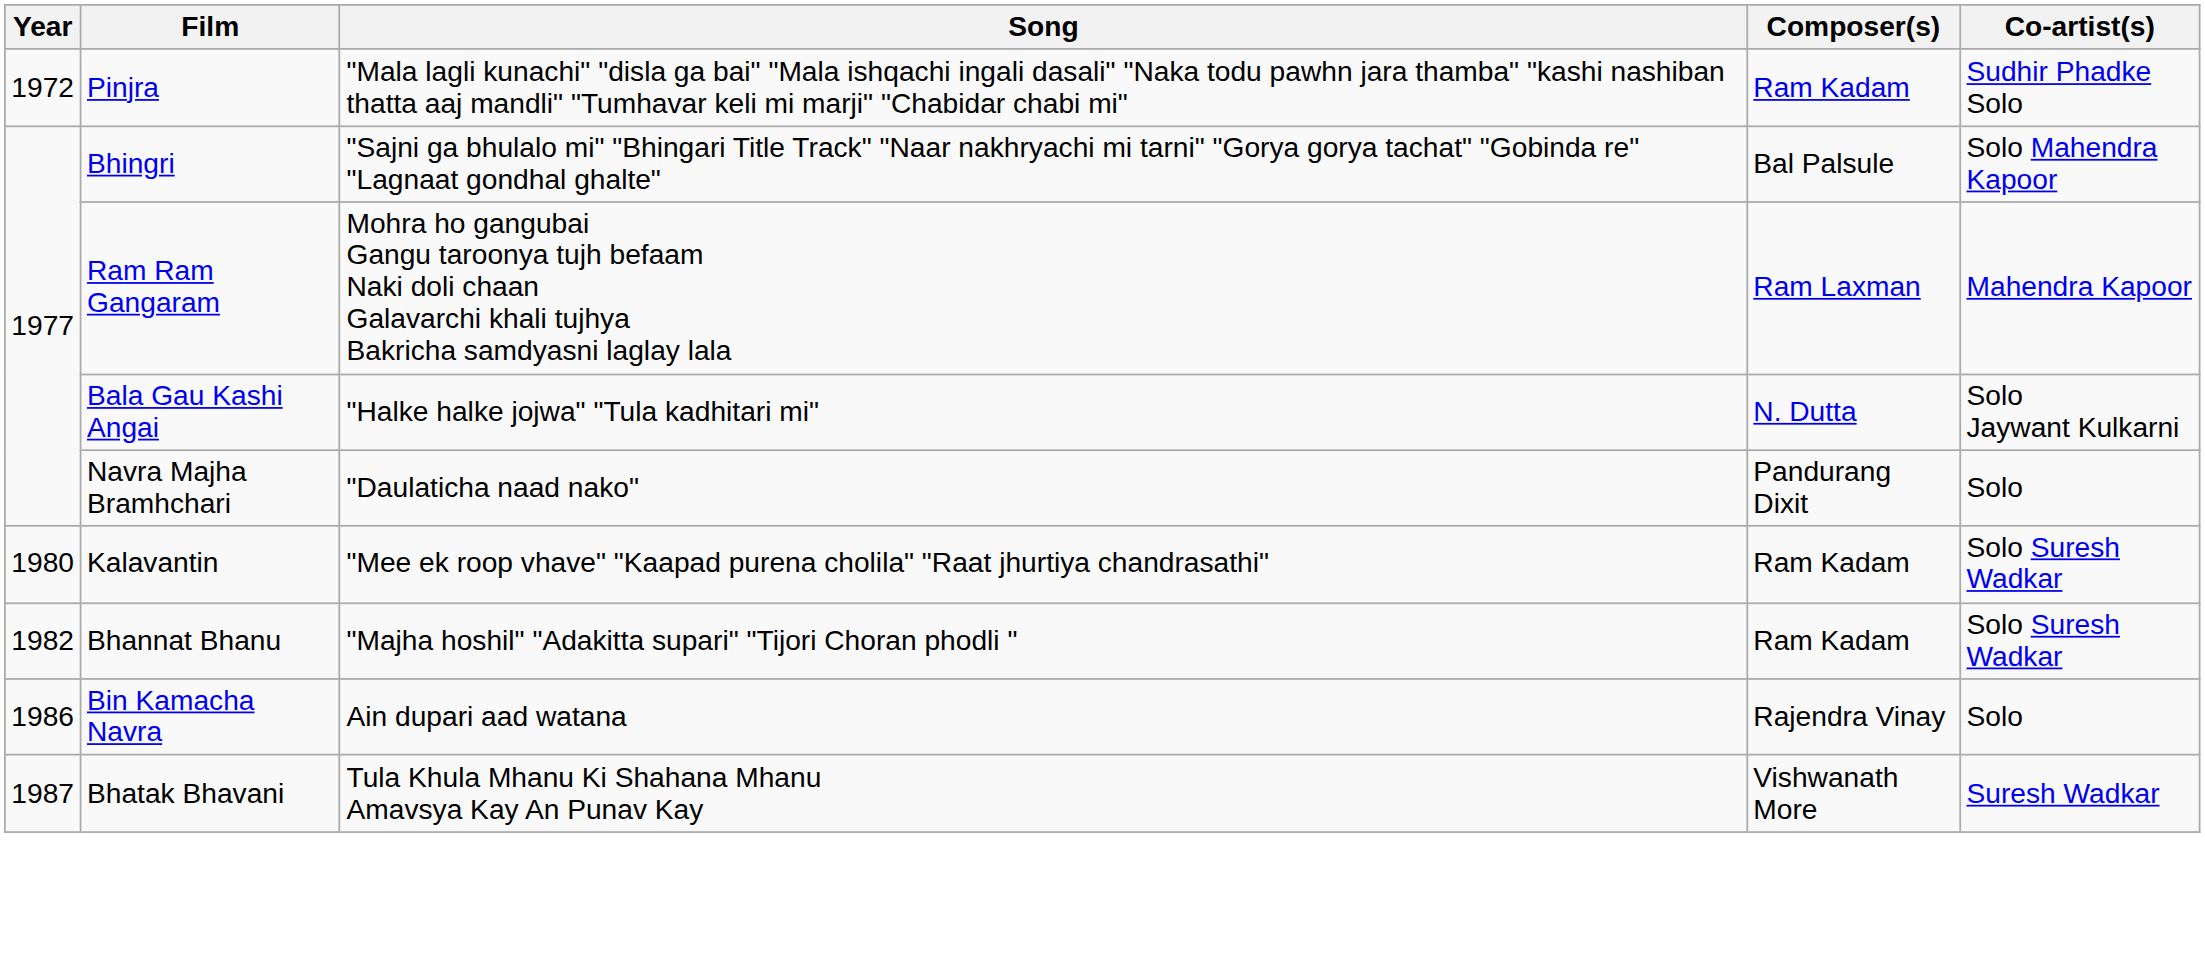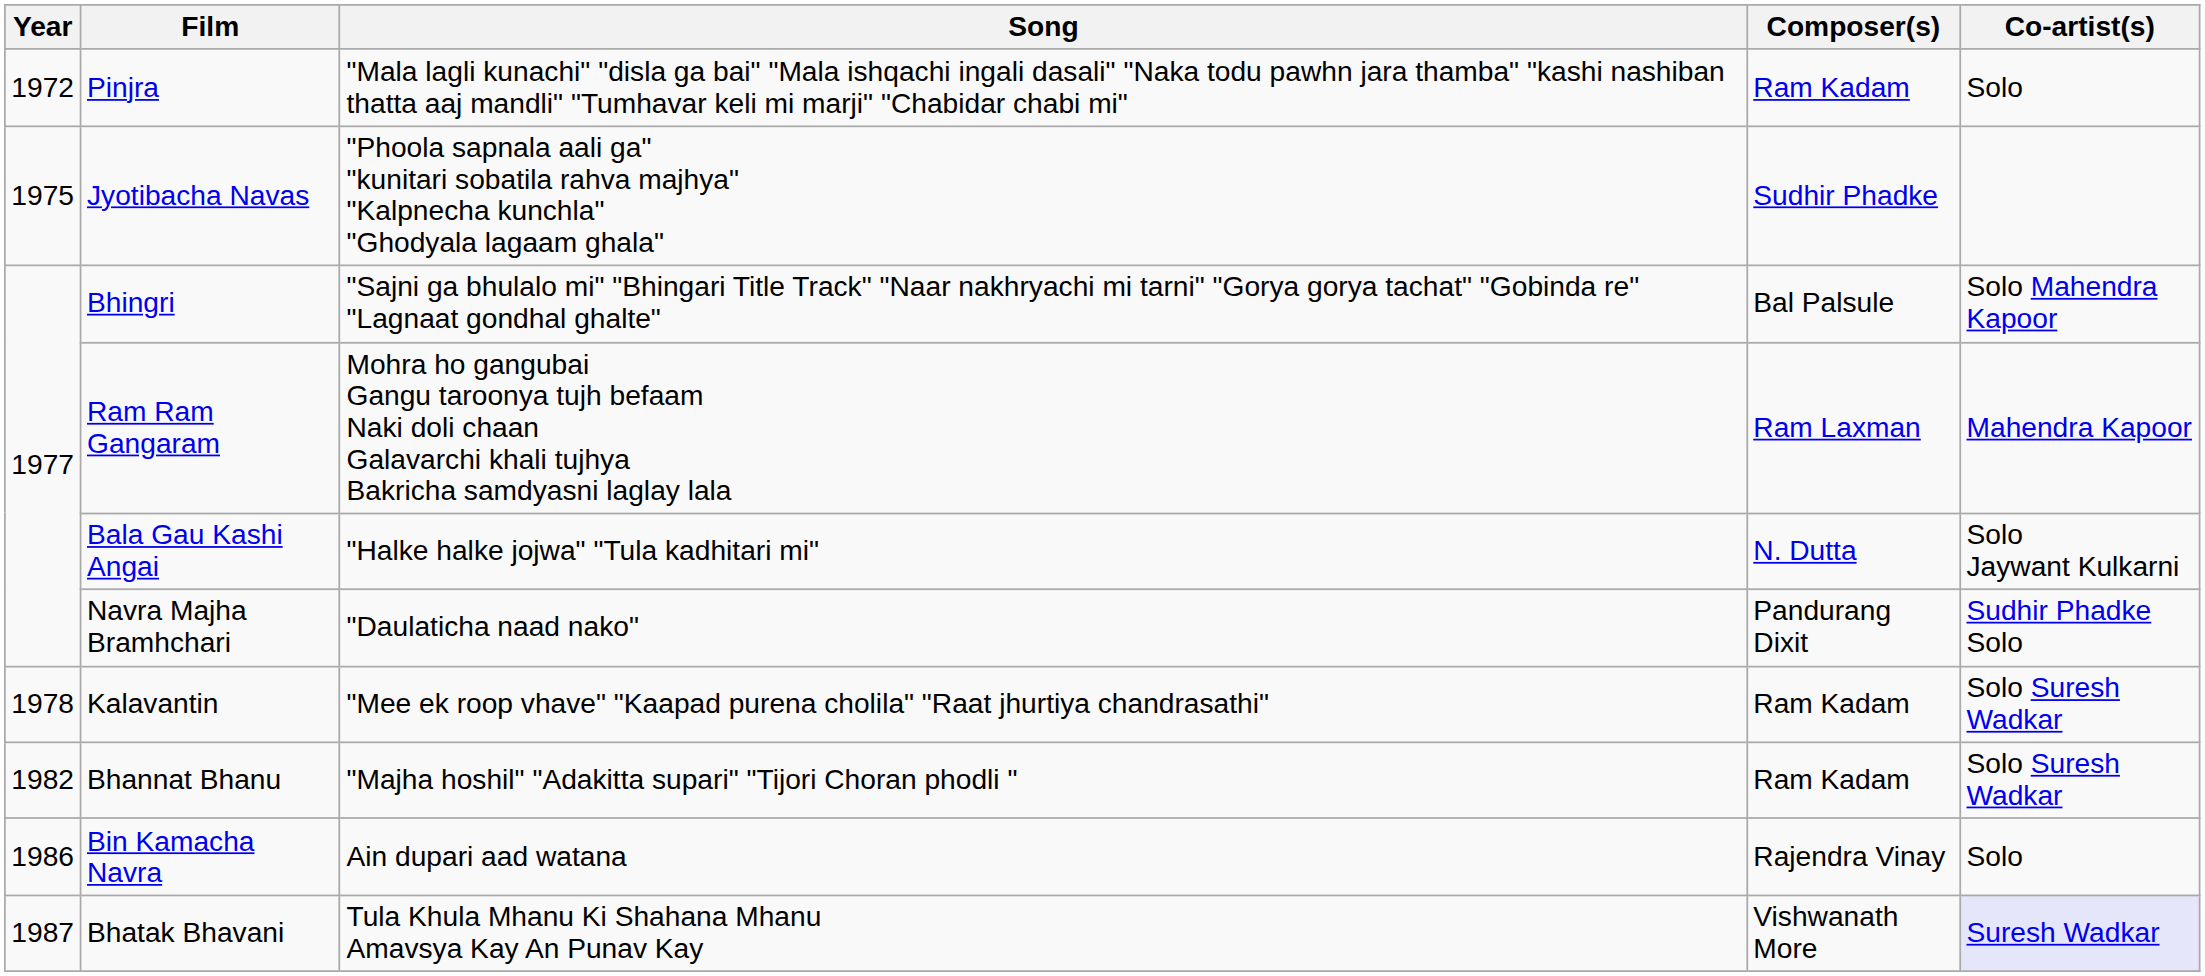(2059, 87) Sudhir Phadke Solo -> (1995, 87) Solo
+ row: (198, 195)
(1995, 487) Solo -> (2059, 627) Sudhir Phadke Solo
(43, 564) 1980 -> (43, 703) 1978
(2063, 793) no background -> (2063, 932) lavender background
